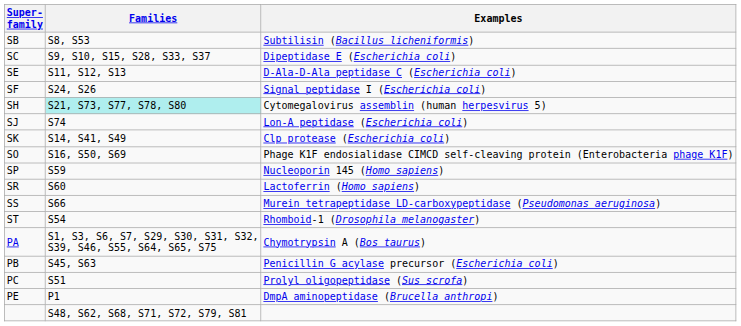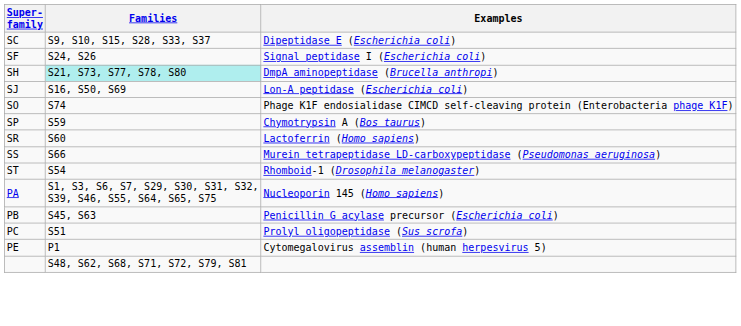- row: (13, 40)
- row: (13, 73)
(405, 106) Cytomegalovirus assemblin (human herpesvirus 5) -> (381, 73) DmpA aminopeptidase (Brucella anthropi)
(57, 122) S74 -> (87, 89) S16, S50, S69
- row: (13, 138)
(87, 155) S16, S50, S69 -> (57, 106) S74
(354, 171) Nucleoporin 145 (Homo sapiens) -> (345, 122) Chymotrypsin A (Bos taurus)
(345, 242) Chymotrypsin A (Bos taurus) -> (354, 193) Nucleoporin 145 (Homo sapiens)
(381, 297) DmpA aminopeptidase (Brucella anthropi) -> (405, 248) Cytomegalovirus assemblin (human herpesvirus 5)
